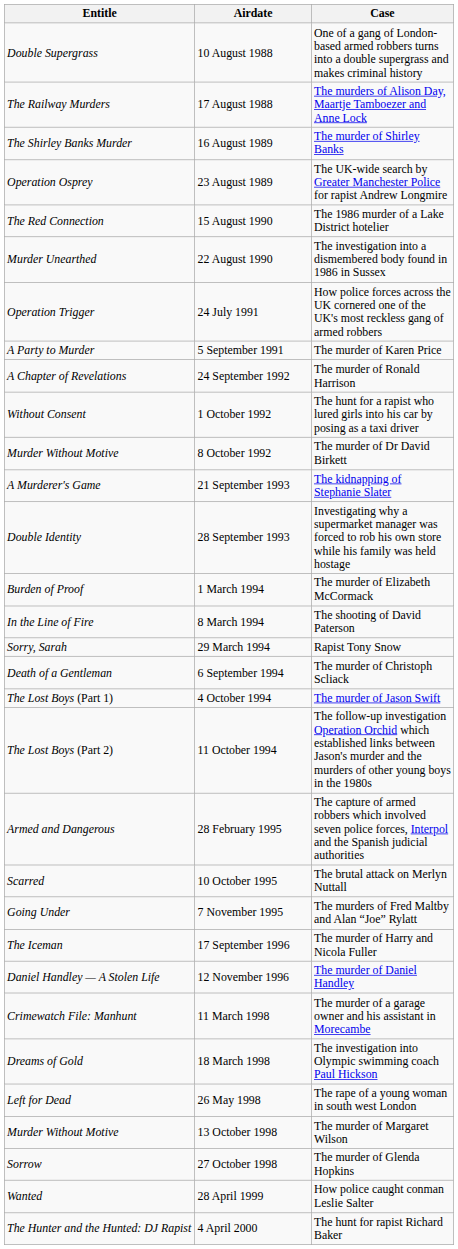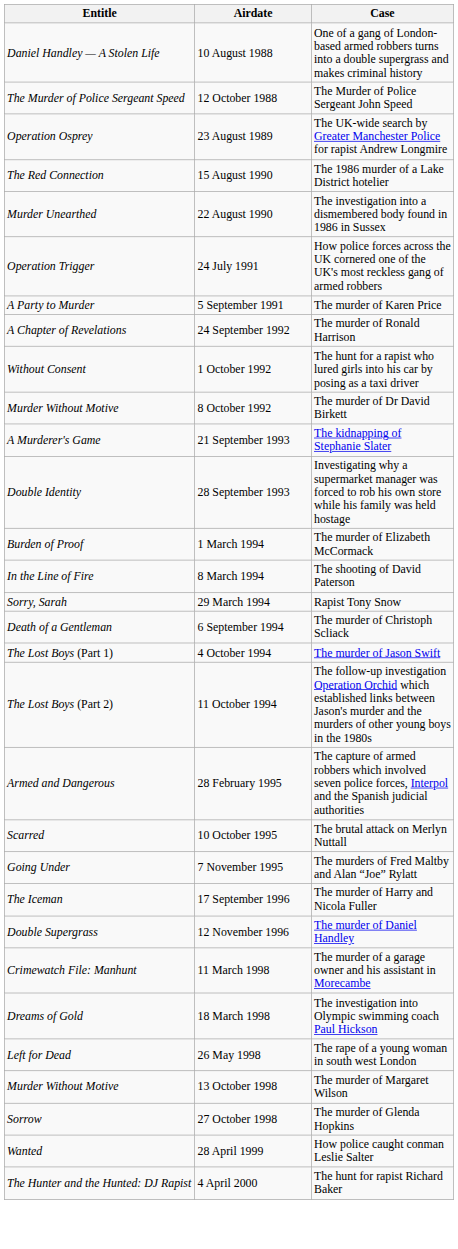(52, 52) Double Supergrass -> (83, 52) Daniel Handley — A Stolen Life
- row: (235, 104)
+ row: (237, 98)
- row: (235, 143)
(83, 977) Daniel Handley — A Stolen Life -> (52, 931) Double Supergrass
